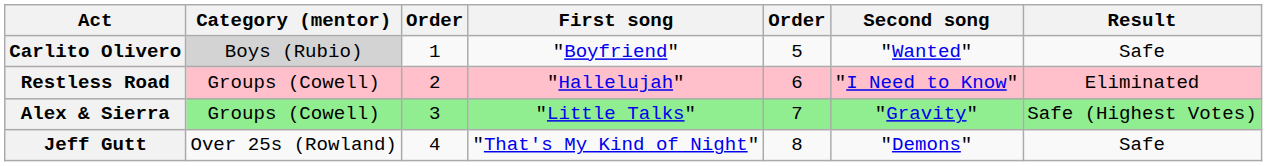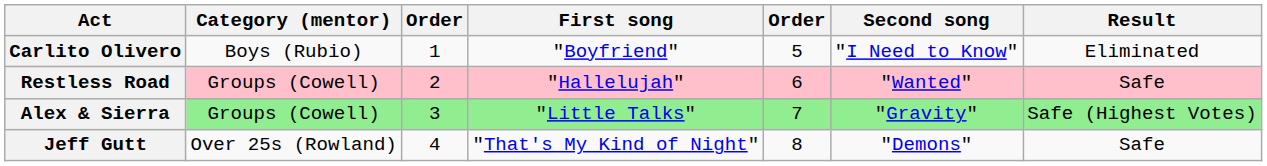(294, 51) lightgrey background -> (294, 51) no background
(926, 51) "Wanted" -> (926, 51) "I Need to Know"
(1142, 51) Safe -> (1142, 51) Eliminated
(926, 83) "I Need to Know" -> (926, 83) "Wanted"
(1142, 83) Eliminated -> (1142, 83) Safe
